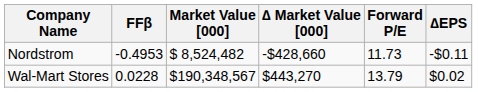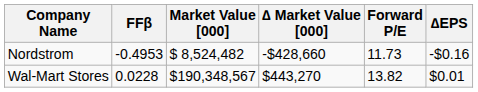(449, 53) -$0.11 -> (449, 53) -$0.16
(385, 76) 13.79 -> (385, 76) 13.82
(447, 76) $0.02 -> (447, 76) $0.01
